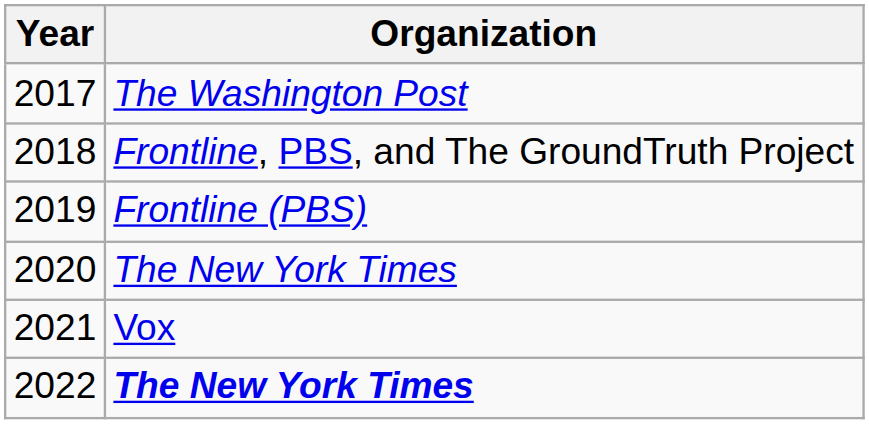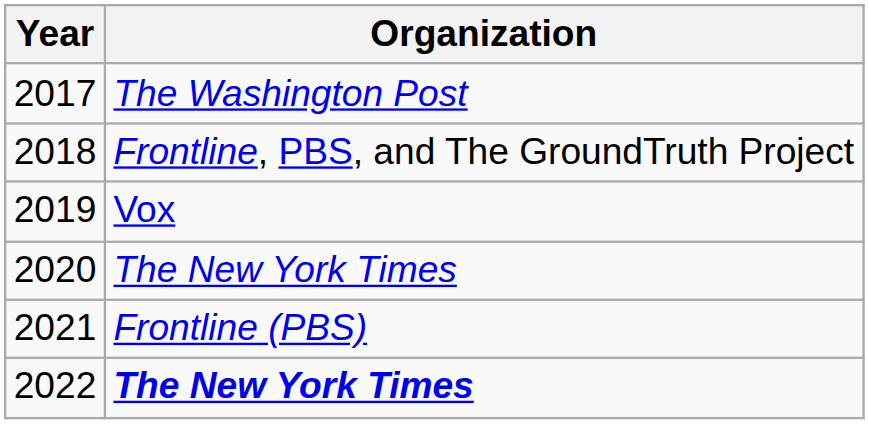(240, 210) Frontline (PBS) -> (144, 210) Vox
(144, 328) Vox -> (240, 328) Frontline (PBS)
